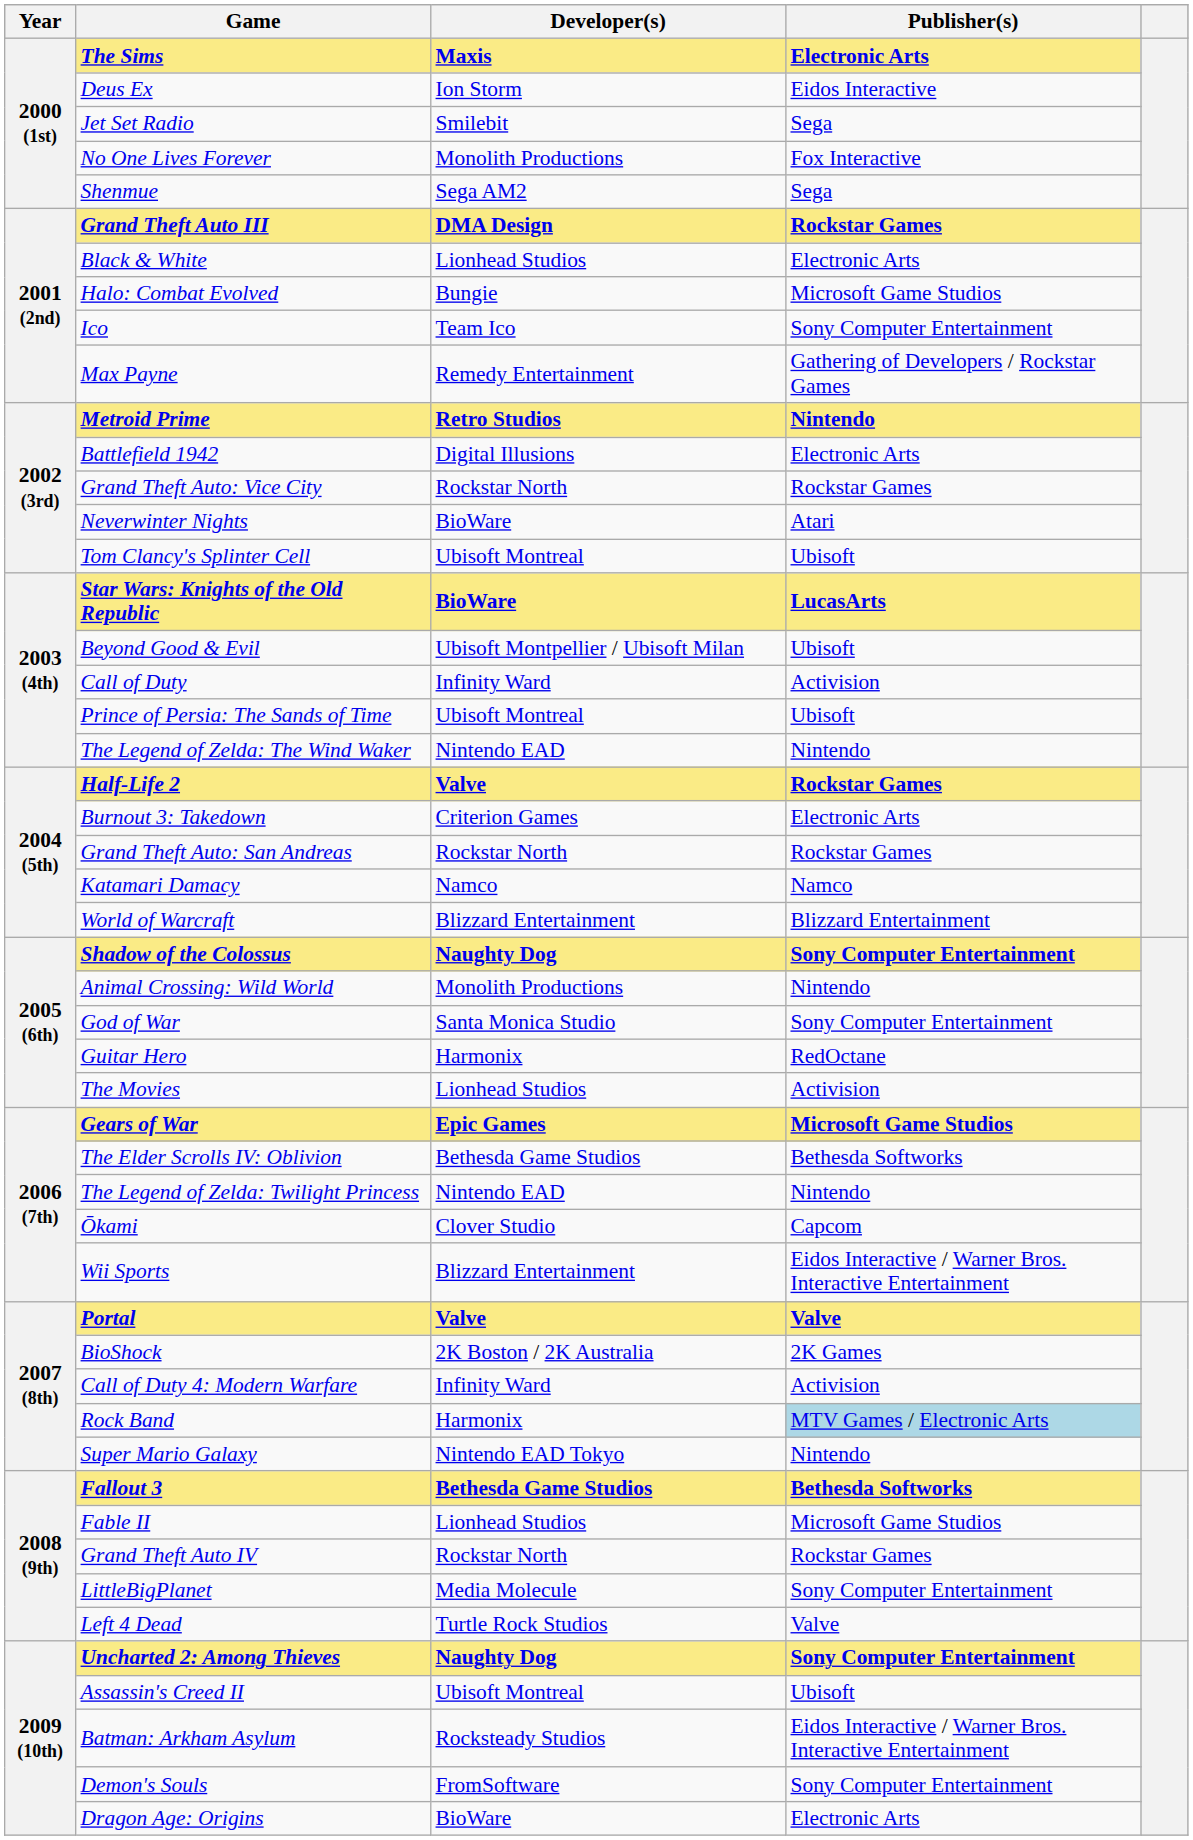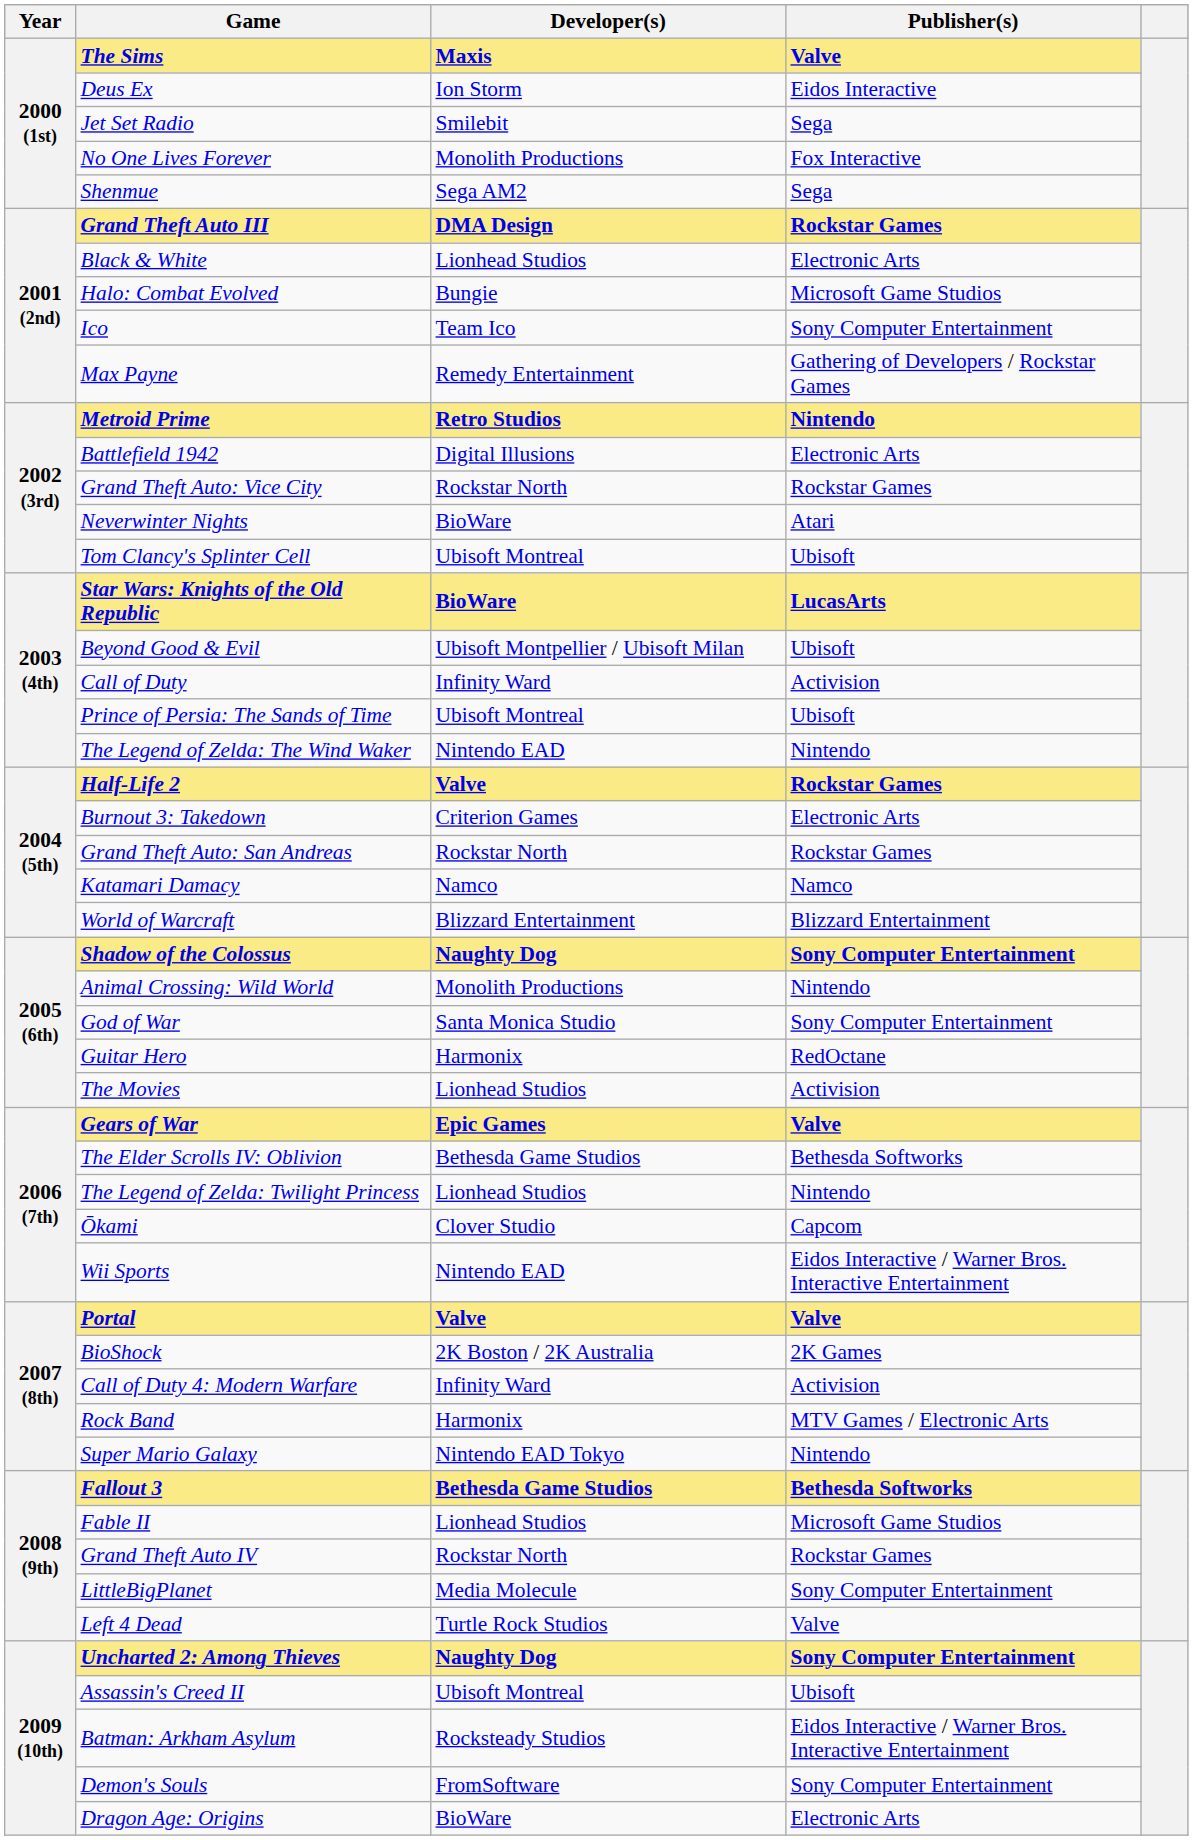(860, 55) Electronic Arts -> (816, 55) Valve
(902, 1123) Microsoft Game Studios -> (816, 1123) Valve
(500, 1191) Nintendo EAD -> (511, 1191) Lionhead Studios
(535, 1271) Blizzard Entertainment -> (500, 1271) Nintendo EAD
(920, 1419) lightblue background -> (920, 1419) no background
